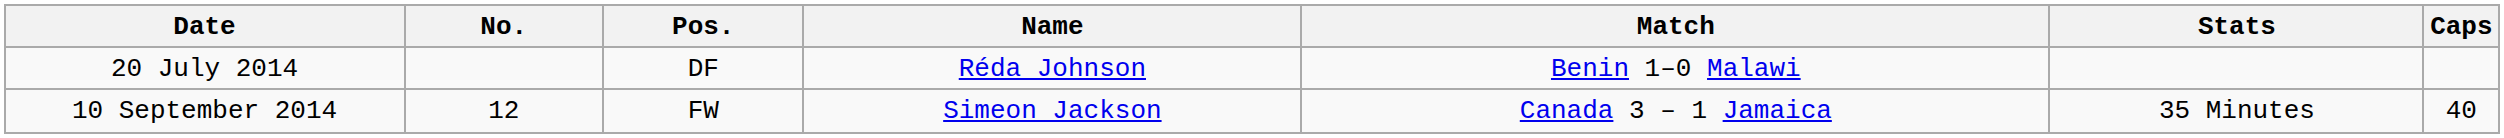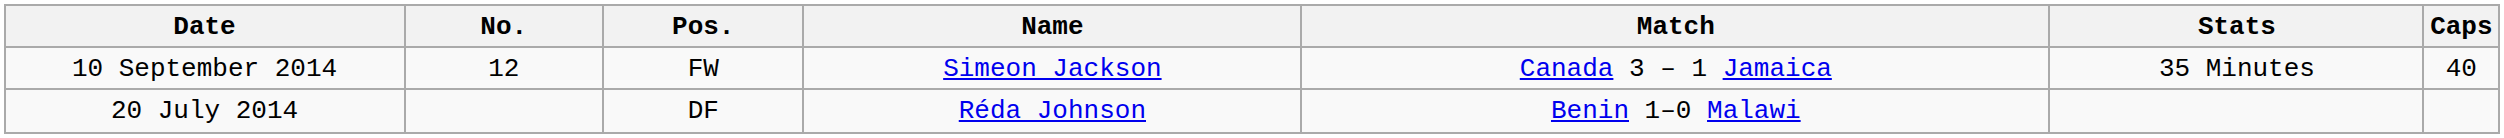rows swapped: (204, 69) <-> (204, 111)
